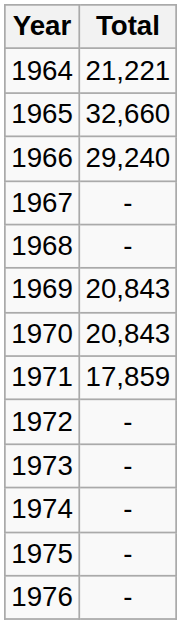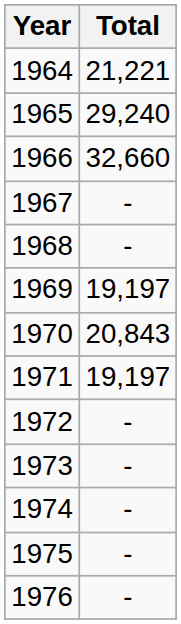(128, 114) 32,660 -> (128, 114) 29,240
(128, 158) 29,240 -> (128, 158) 32,660
(128, 289) 20,843 -> (128, 289) 19,197
(128, 377) 17,859 -> (128, 377) 19,197
